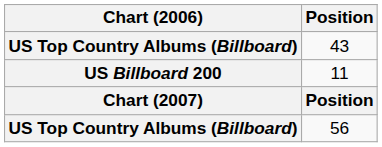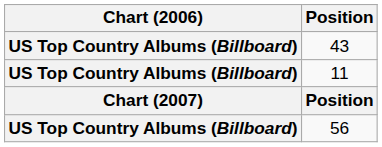(153, 73) US Billboard 200 -> (153, 73) US Top Country Albums (Billboard)
